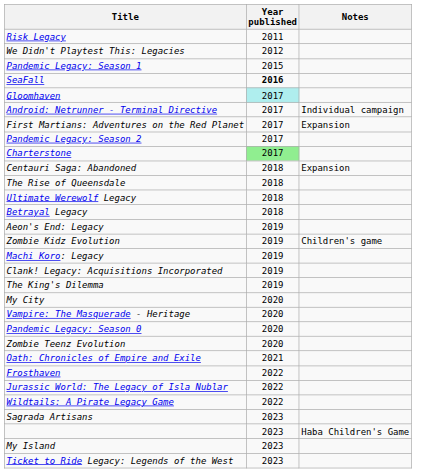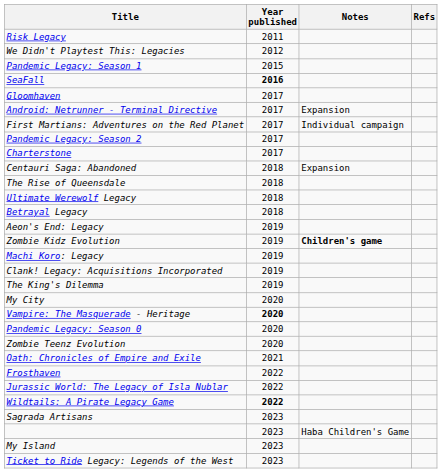+ column: (424, 17)
(273, 95) paleturquoise background -> (273, 95) no background
(353, 110) Individual campaign -> (326, 110) Expansion
(326, 124) Expansion -> (353, 124) Individual campaign
(273, 154) lightgreen background -> (273, 154) no background
(342, 241) normal -> (342, 241) bold
(273, 314) normal -> (273, 314) bold
(273, 402) normal -> (273, 402) bold
